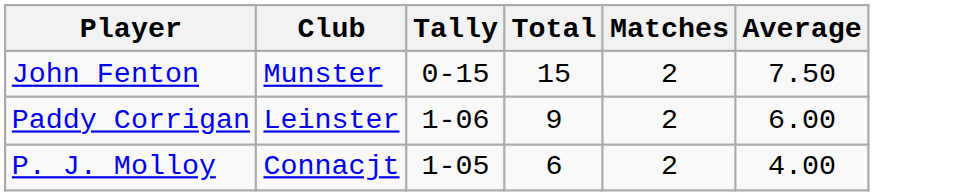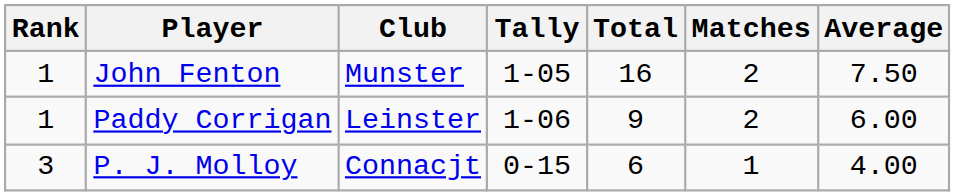+ column: (46, 28)
(455, 74) 0-15 -> (537, 74) 1-05
(554, 74) 15 -> (636, 74) 16
(455, 167) 1-05 -> (537, 167) 0-15
(670, 167) 2 -> (751, 167) 1
